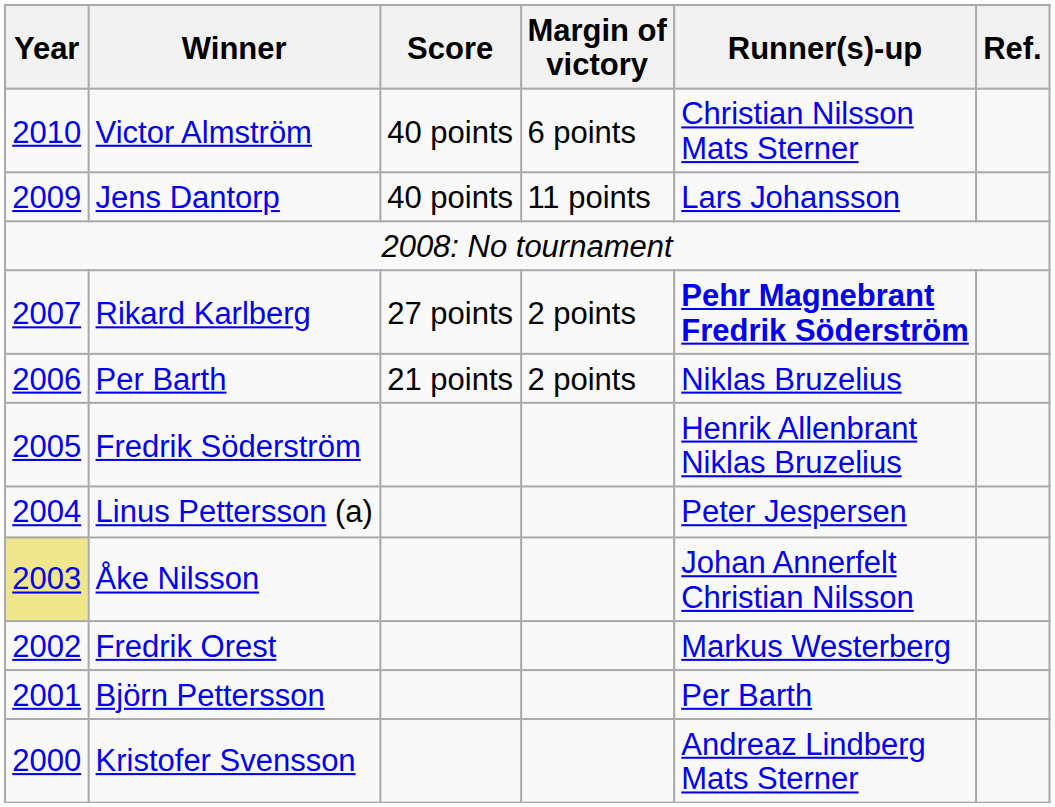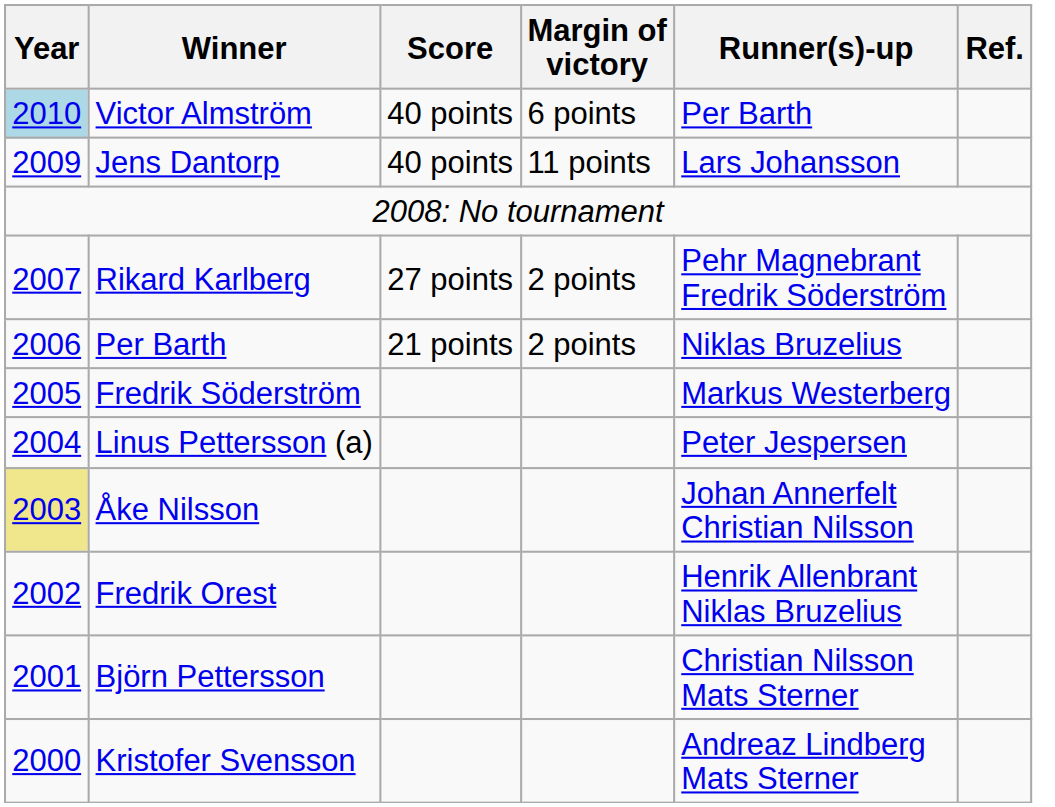(47, 131) no background -> (47, 114) lightblue background
(797, 131) Christian Nilsson Mats Sterner -> (747, 114) Per Barth
(825, 313) bold -> (814, 278) normal
(799, 446) Henrik Allenbrant Niklas Bruzelius -> (816, 394) Markus Westerberg
(816, 645) Markus Westerberg -> (799, 593) Henrik Allenbrant Niklas Bruzelius
(747, 694) Per Barth -> (797, 677) Christian Nilsson Mats Sterner
